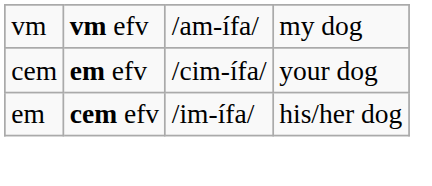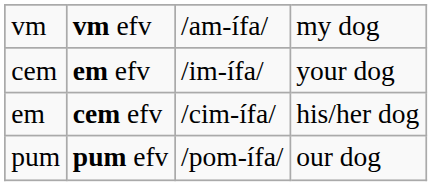(219, 69) /cim-ífa/ -> (222, 69) /im-ífa/
(213, 113) /im-ífa/ -> (228, 113) /cim-ífa/
+ row: (36, 157)
